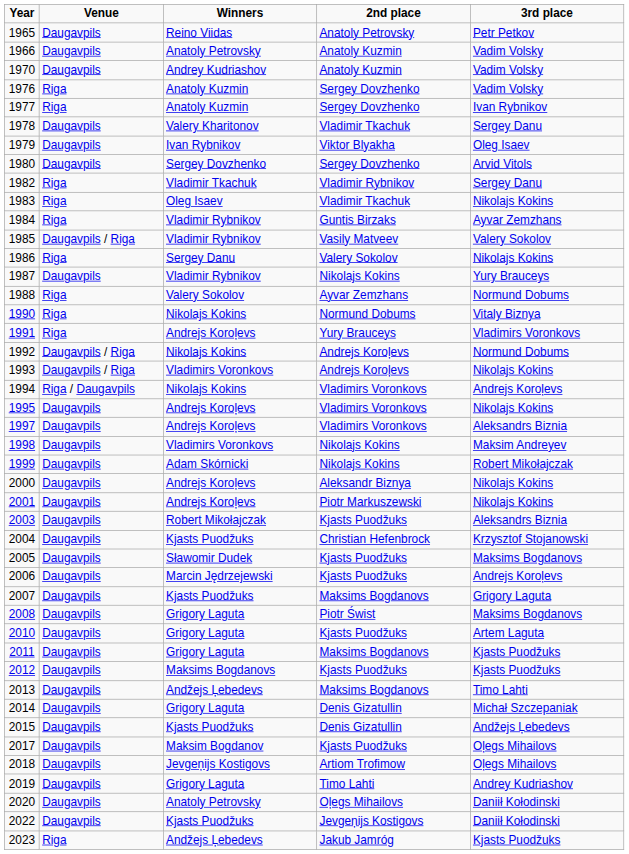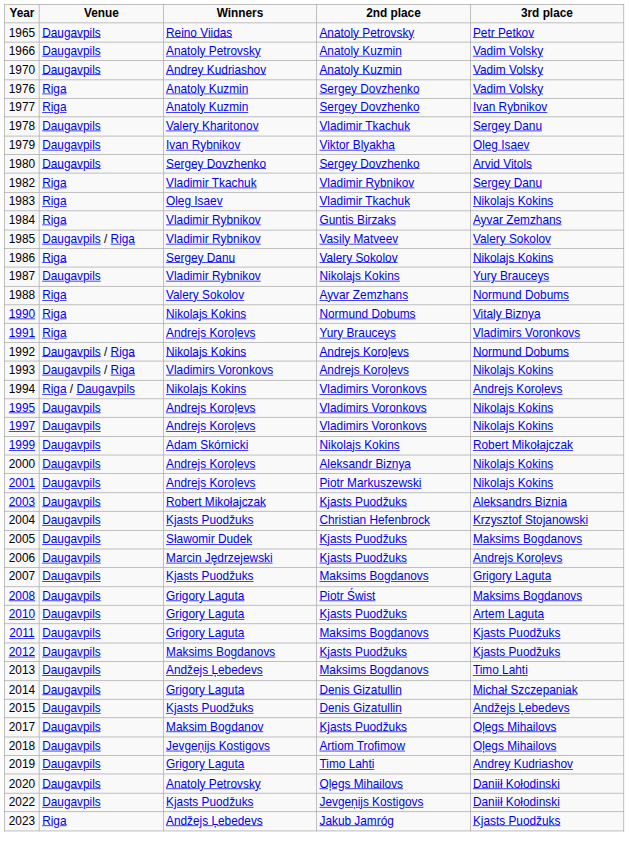(520, 426) Aleksandrs Biznia -> (513, 426) Nikolajs Kokins
- row: (22, 445)
